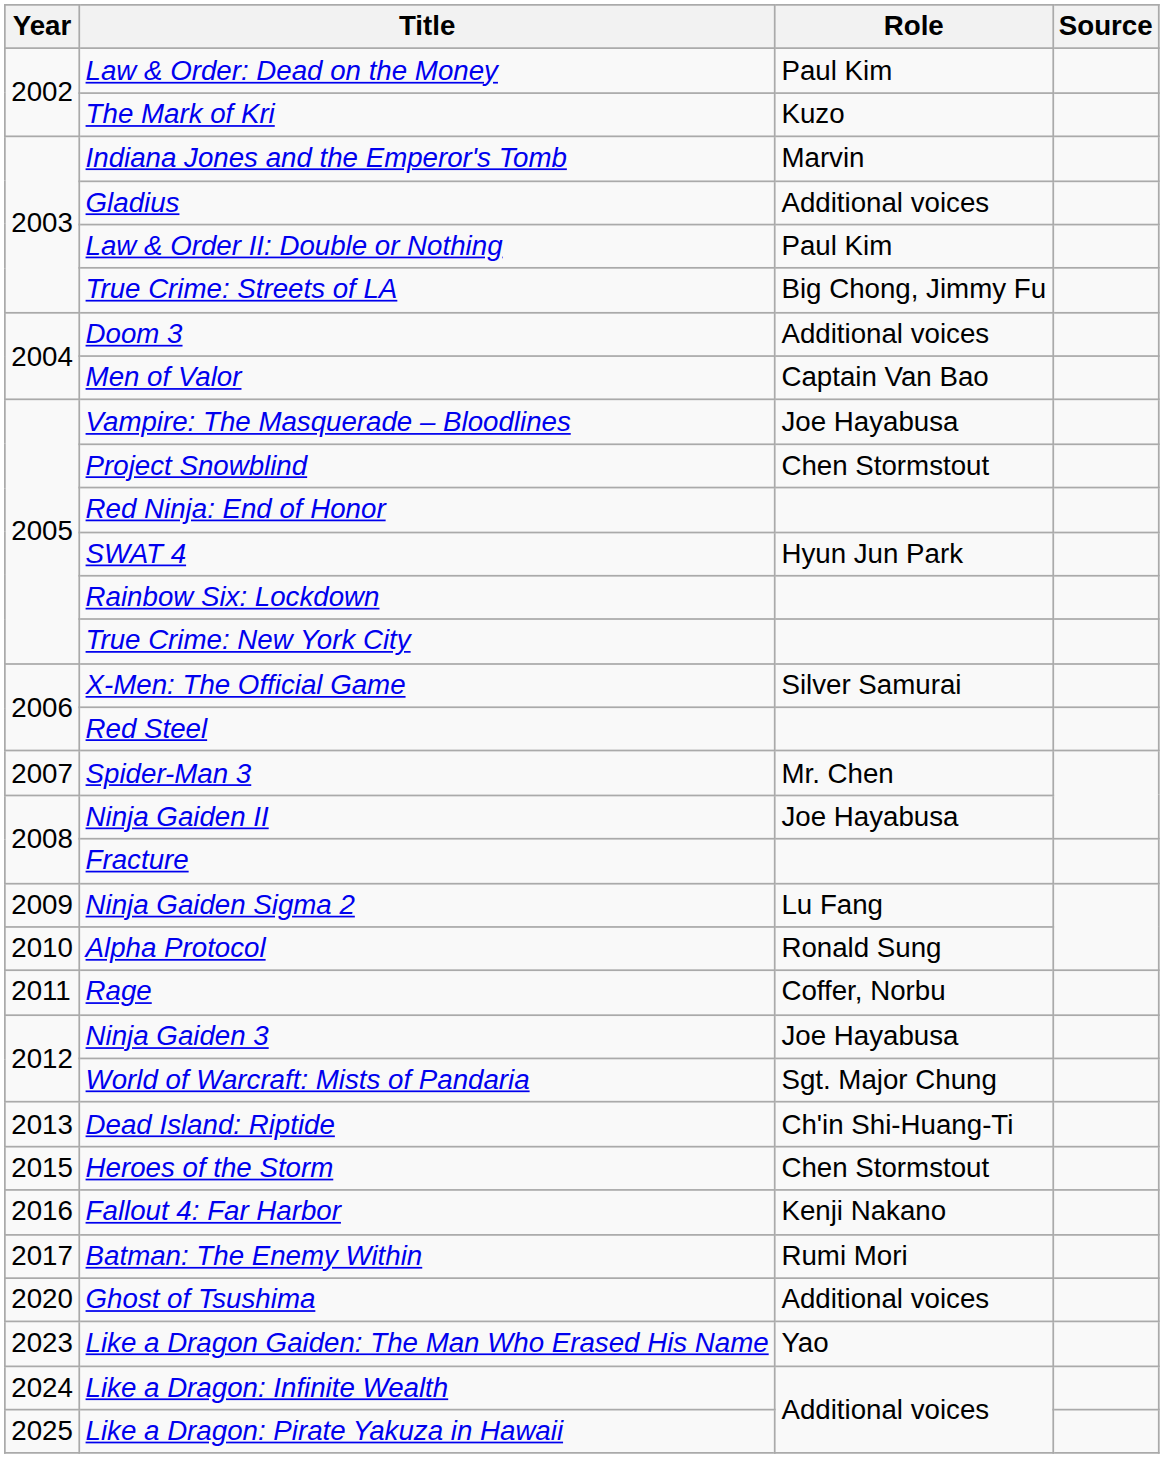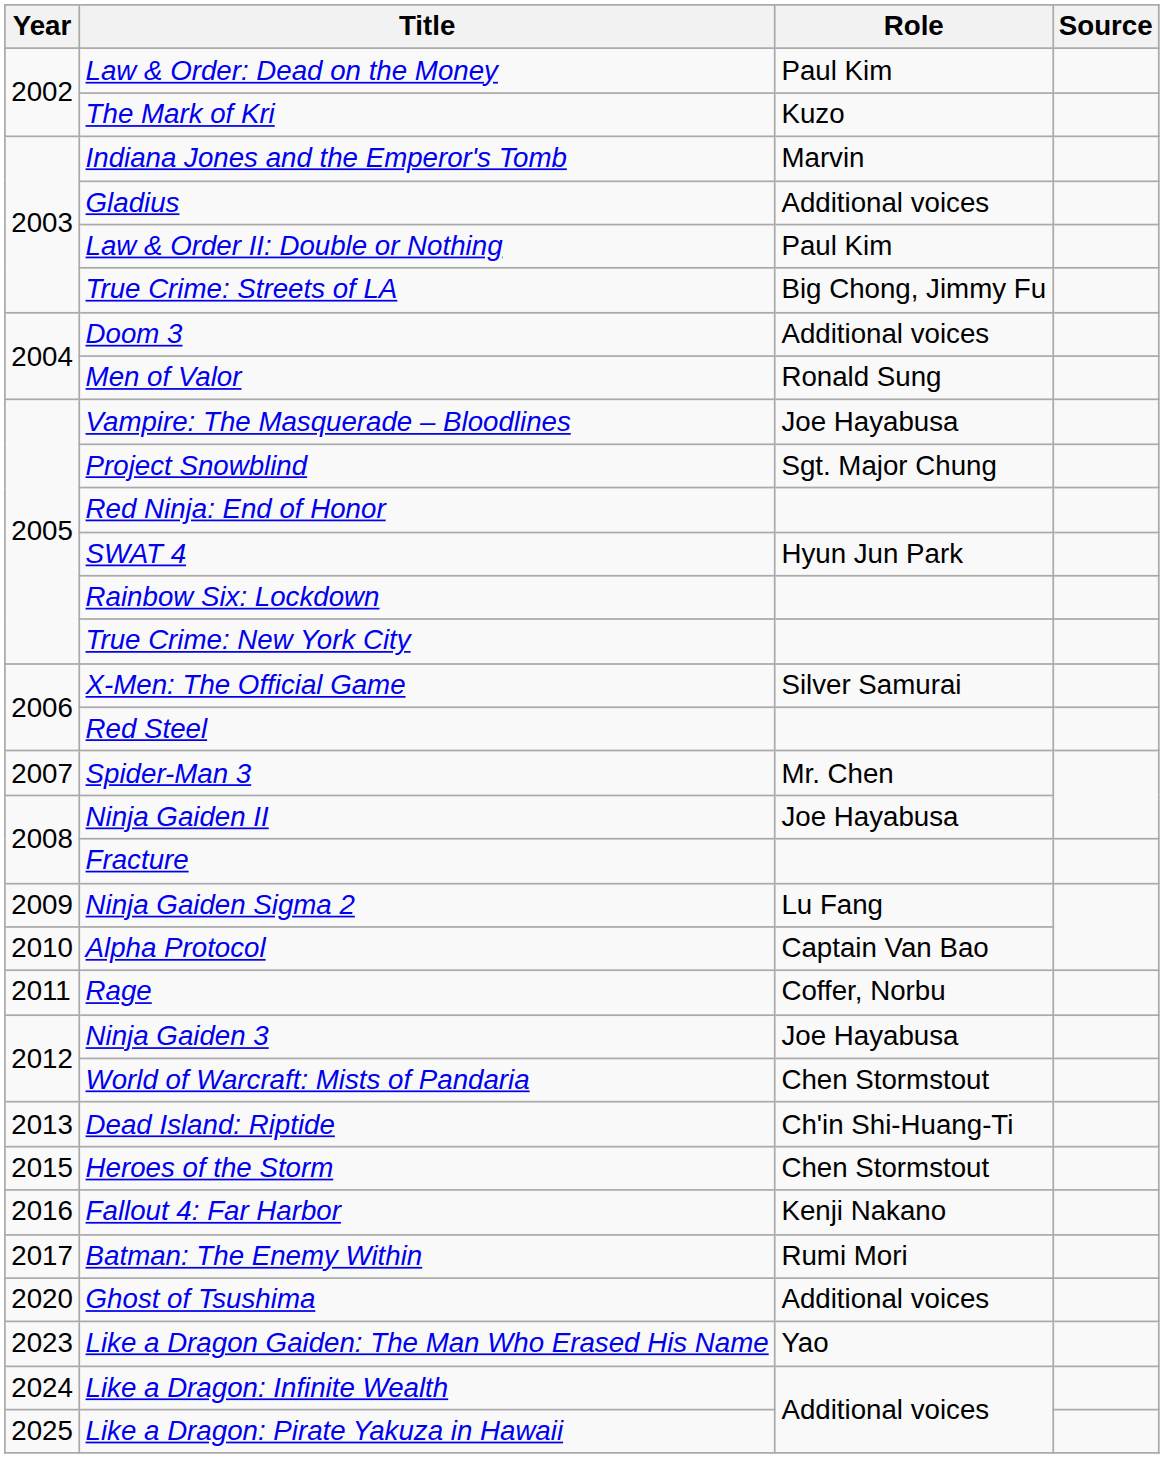(885, 377) Captain Van Bao -> (861, 377) Ronald Sung
(885, 465) Chen Stormstout -> (889, 465) Sgt. Major Chung
(861, 948) Ronald Sung -> (885, 948) Captain Van Bao
(889, 1080) Sgt. Major Chung -> (885, 1080) Chen Stormstout
